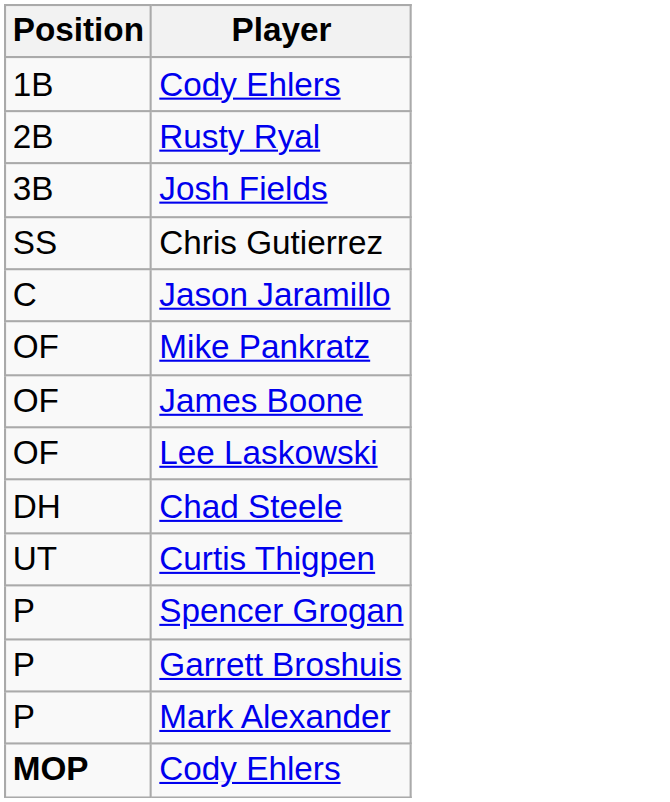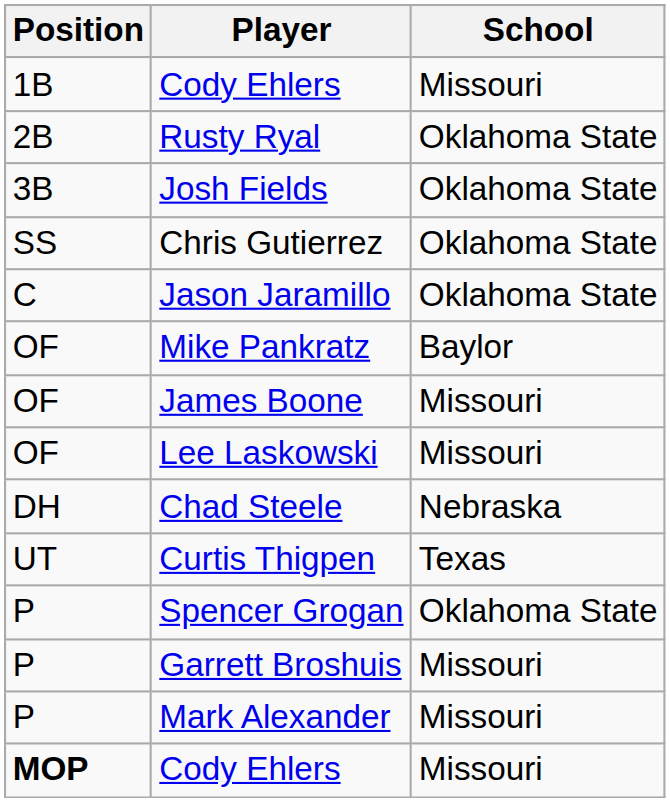+ column: (538, 30)
